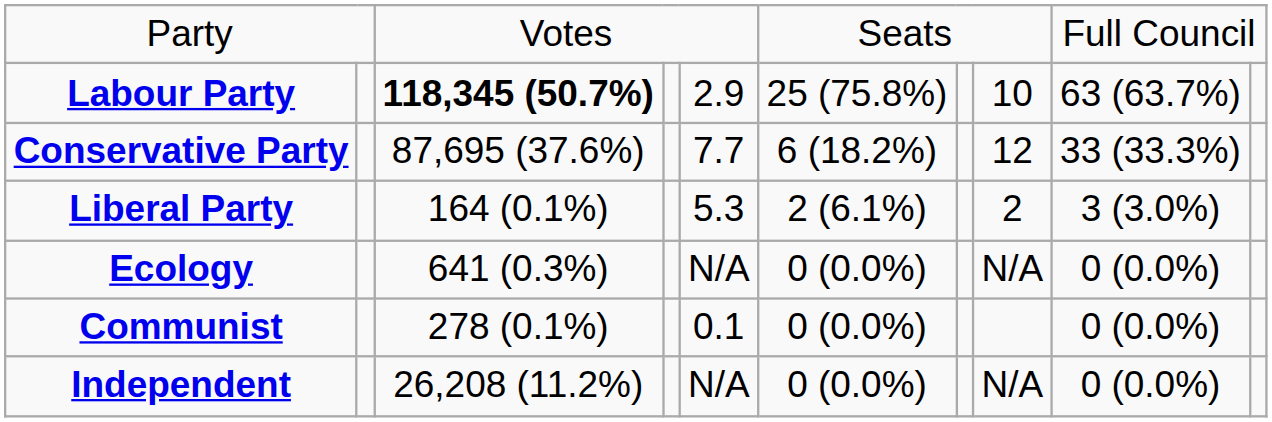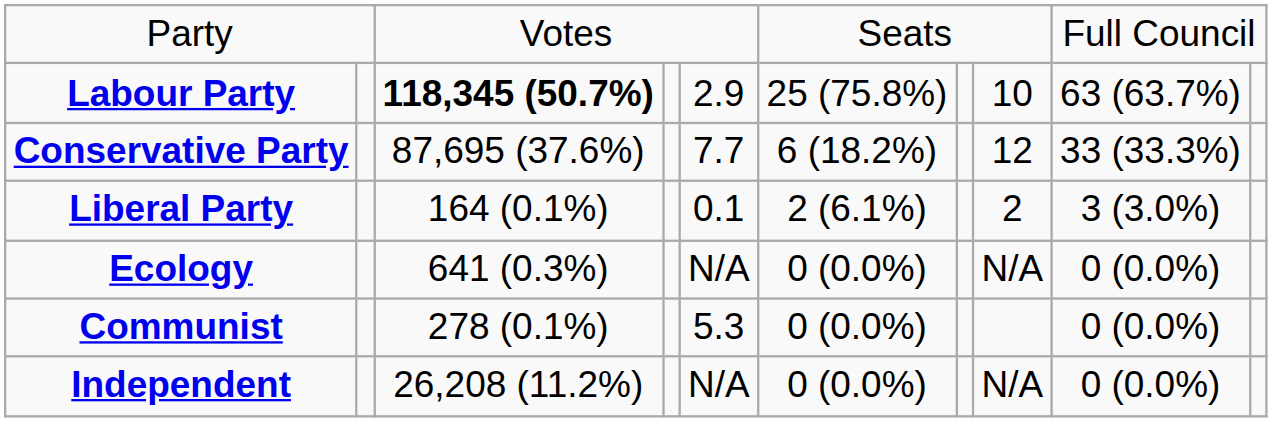(719, 209) 5.3 -> (719, 209) 0.1
(719, 326) 0.1 -> (719, 326) 5.3
